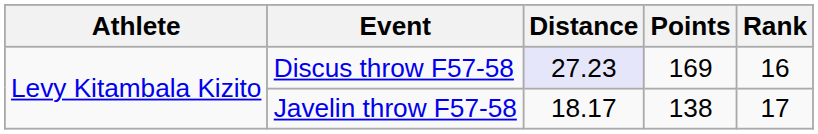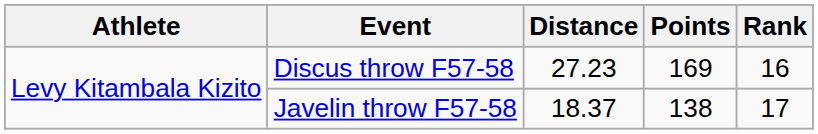(584, 67) lavender background -> (584, 67) no background
(584, 109) 18.17 -> (584, 109) 18.37
